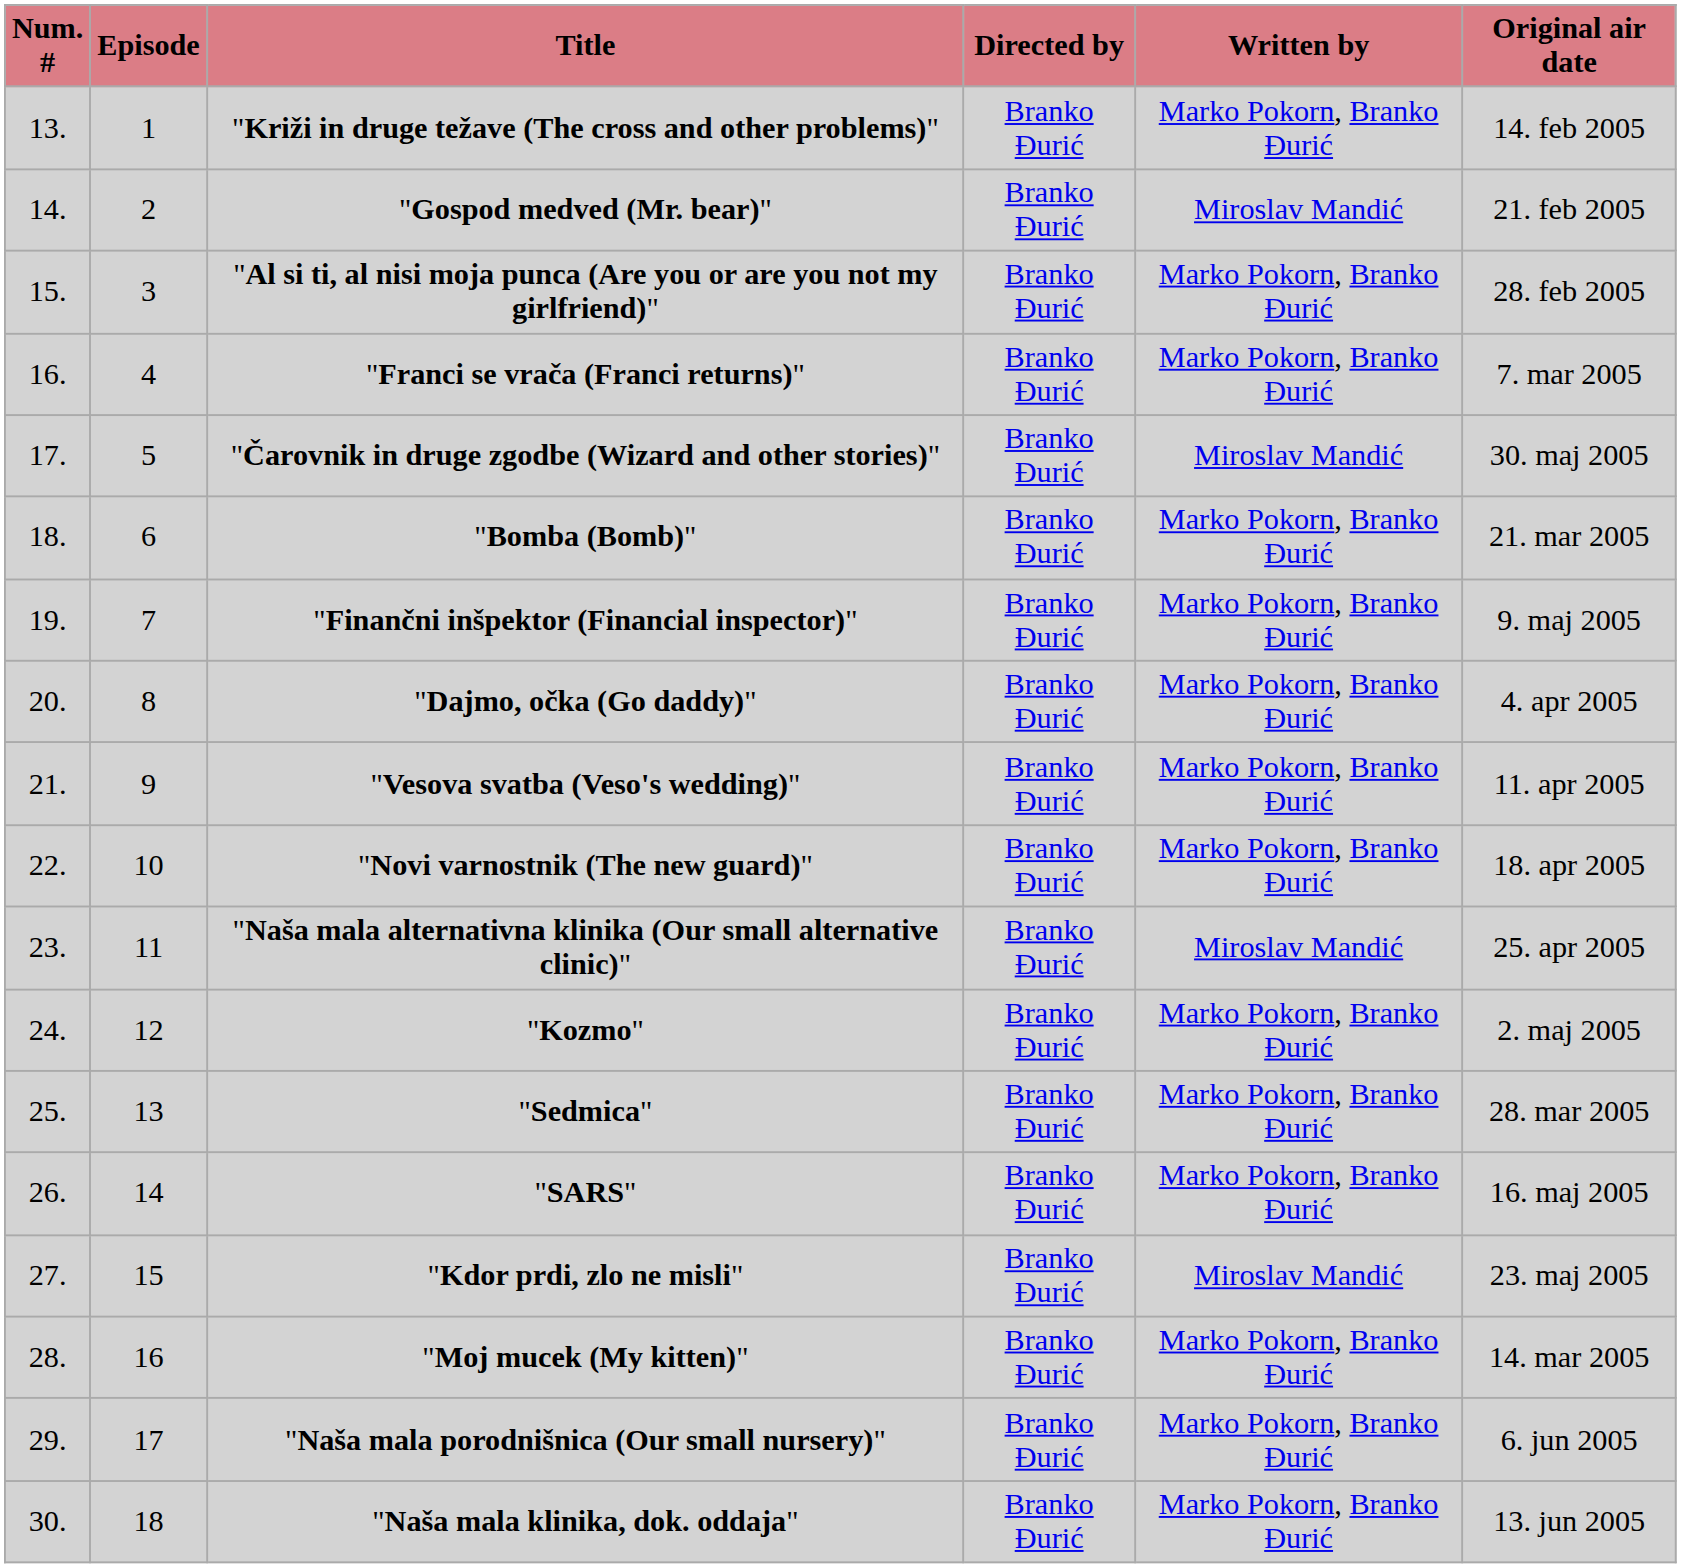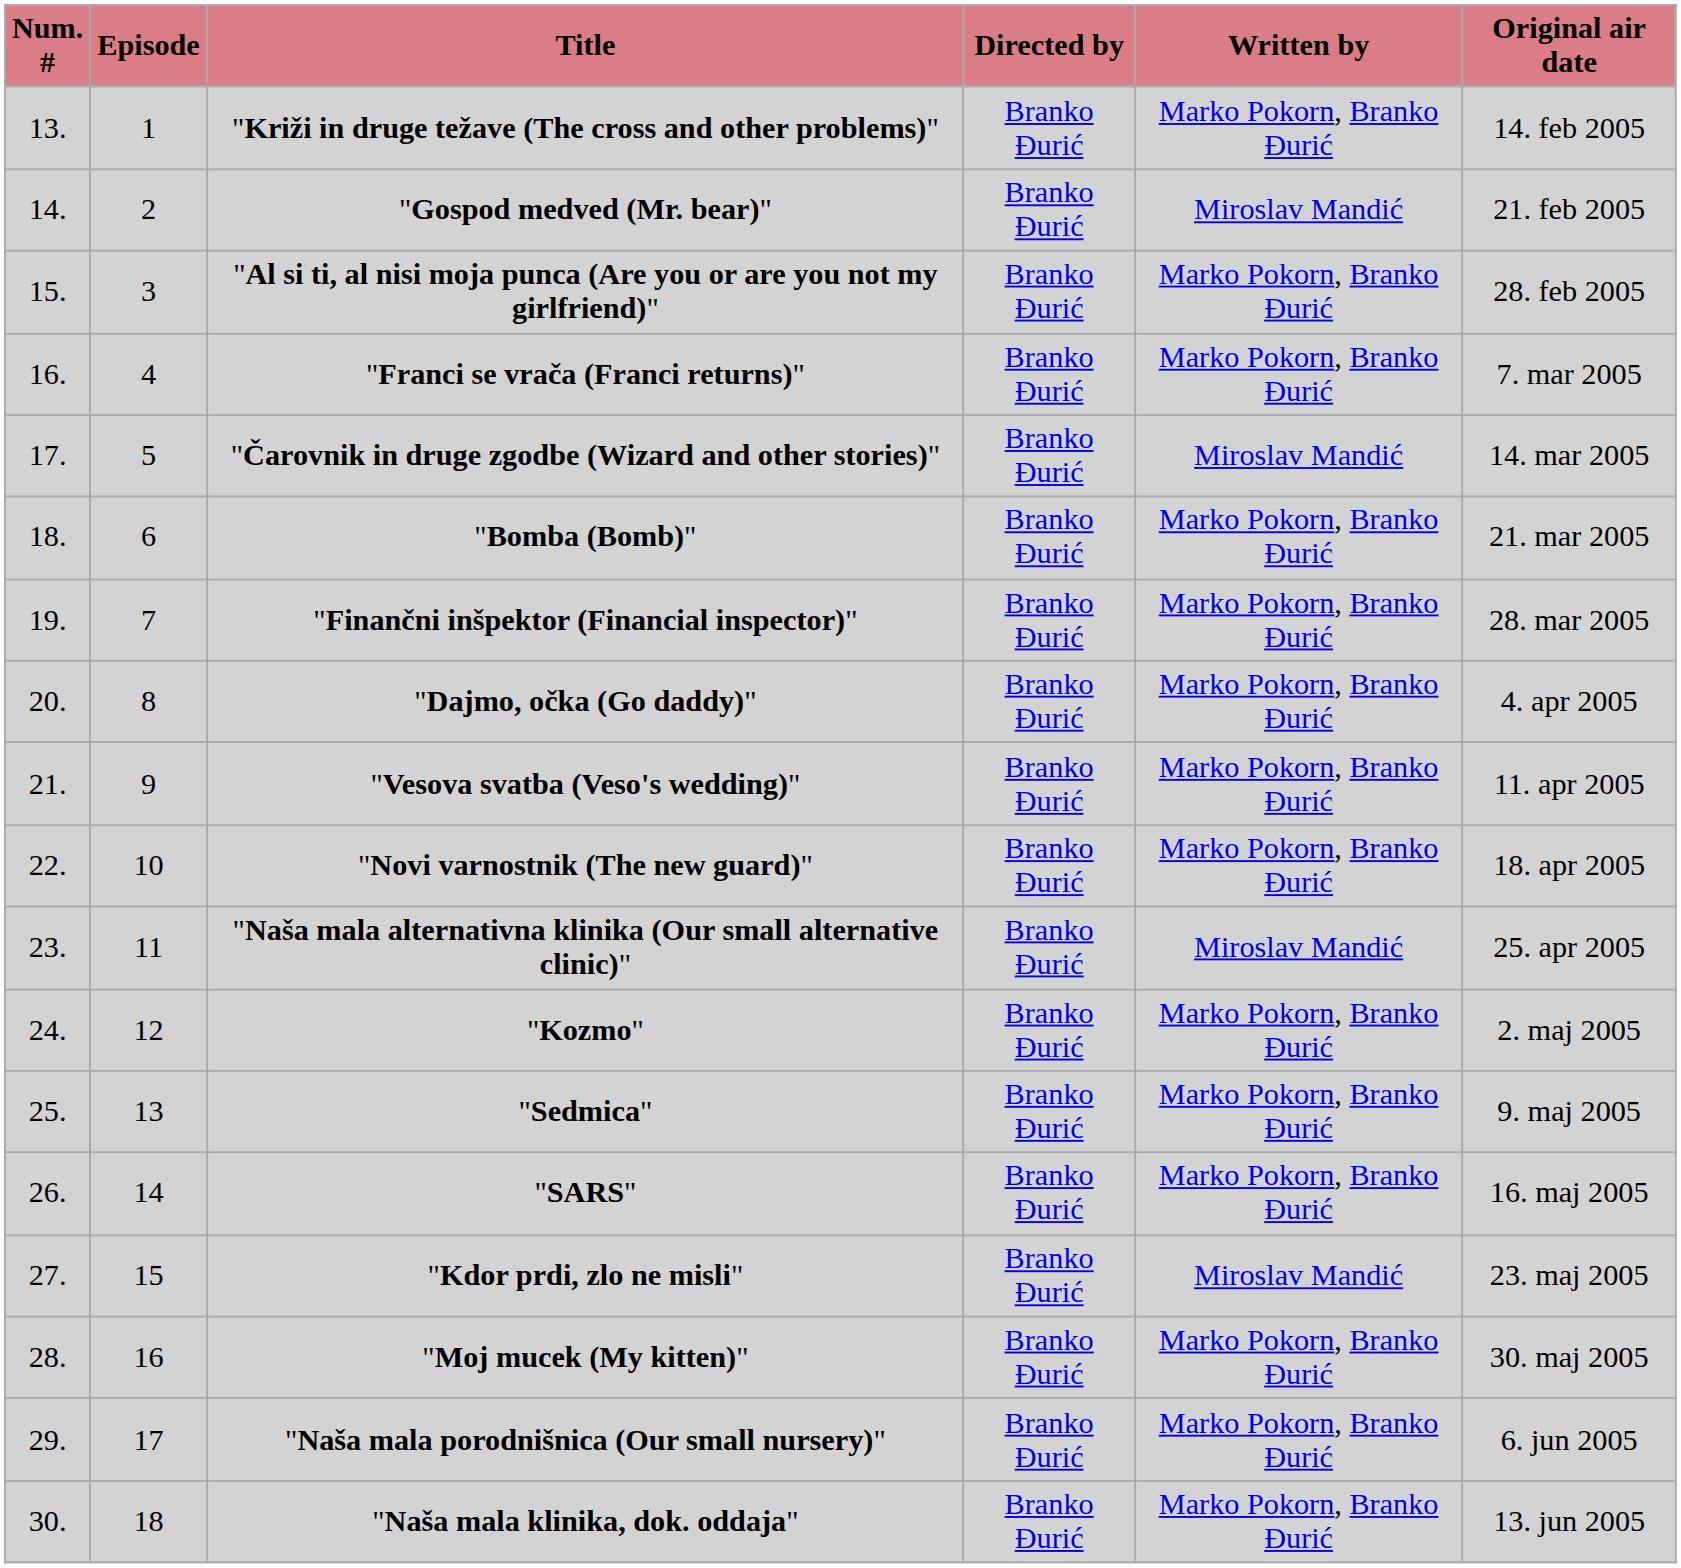(1569, 455) 30. maj 2005 -> (1569, 455) 14. mar 2005
(1569, 619) 9. maj 2005 -> (1569, 619) 28. mar 2005
(1569, 1111) 28. mar 2005 -> (1569, 1111) 9. maj 2005
(1569, 1357) 14. mar 2005 -> (1569, 1357) 30. maj 2005
